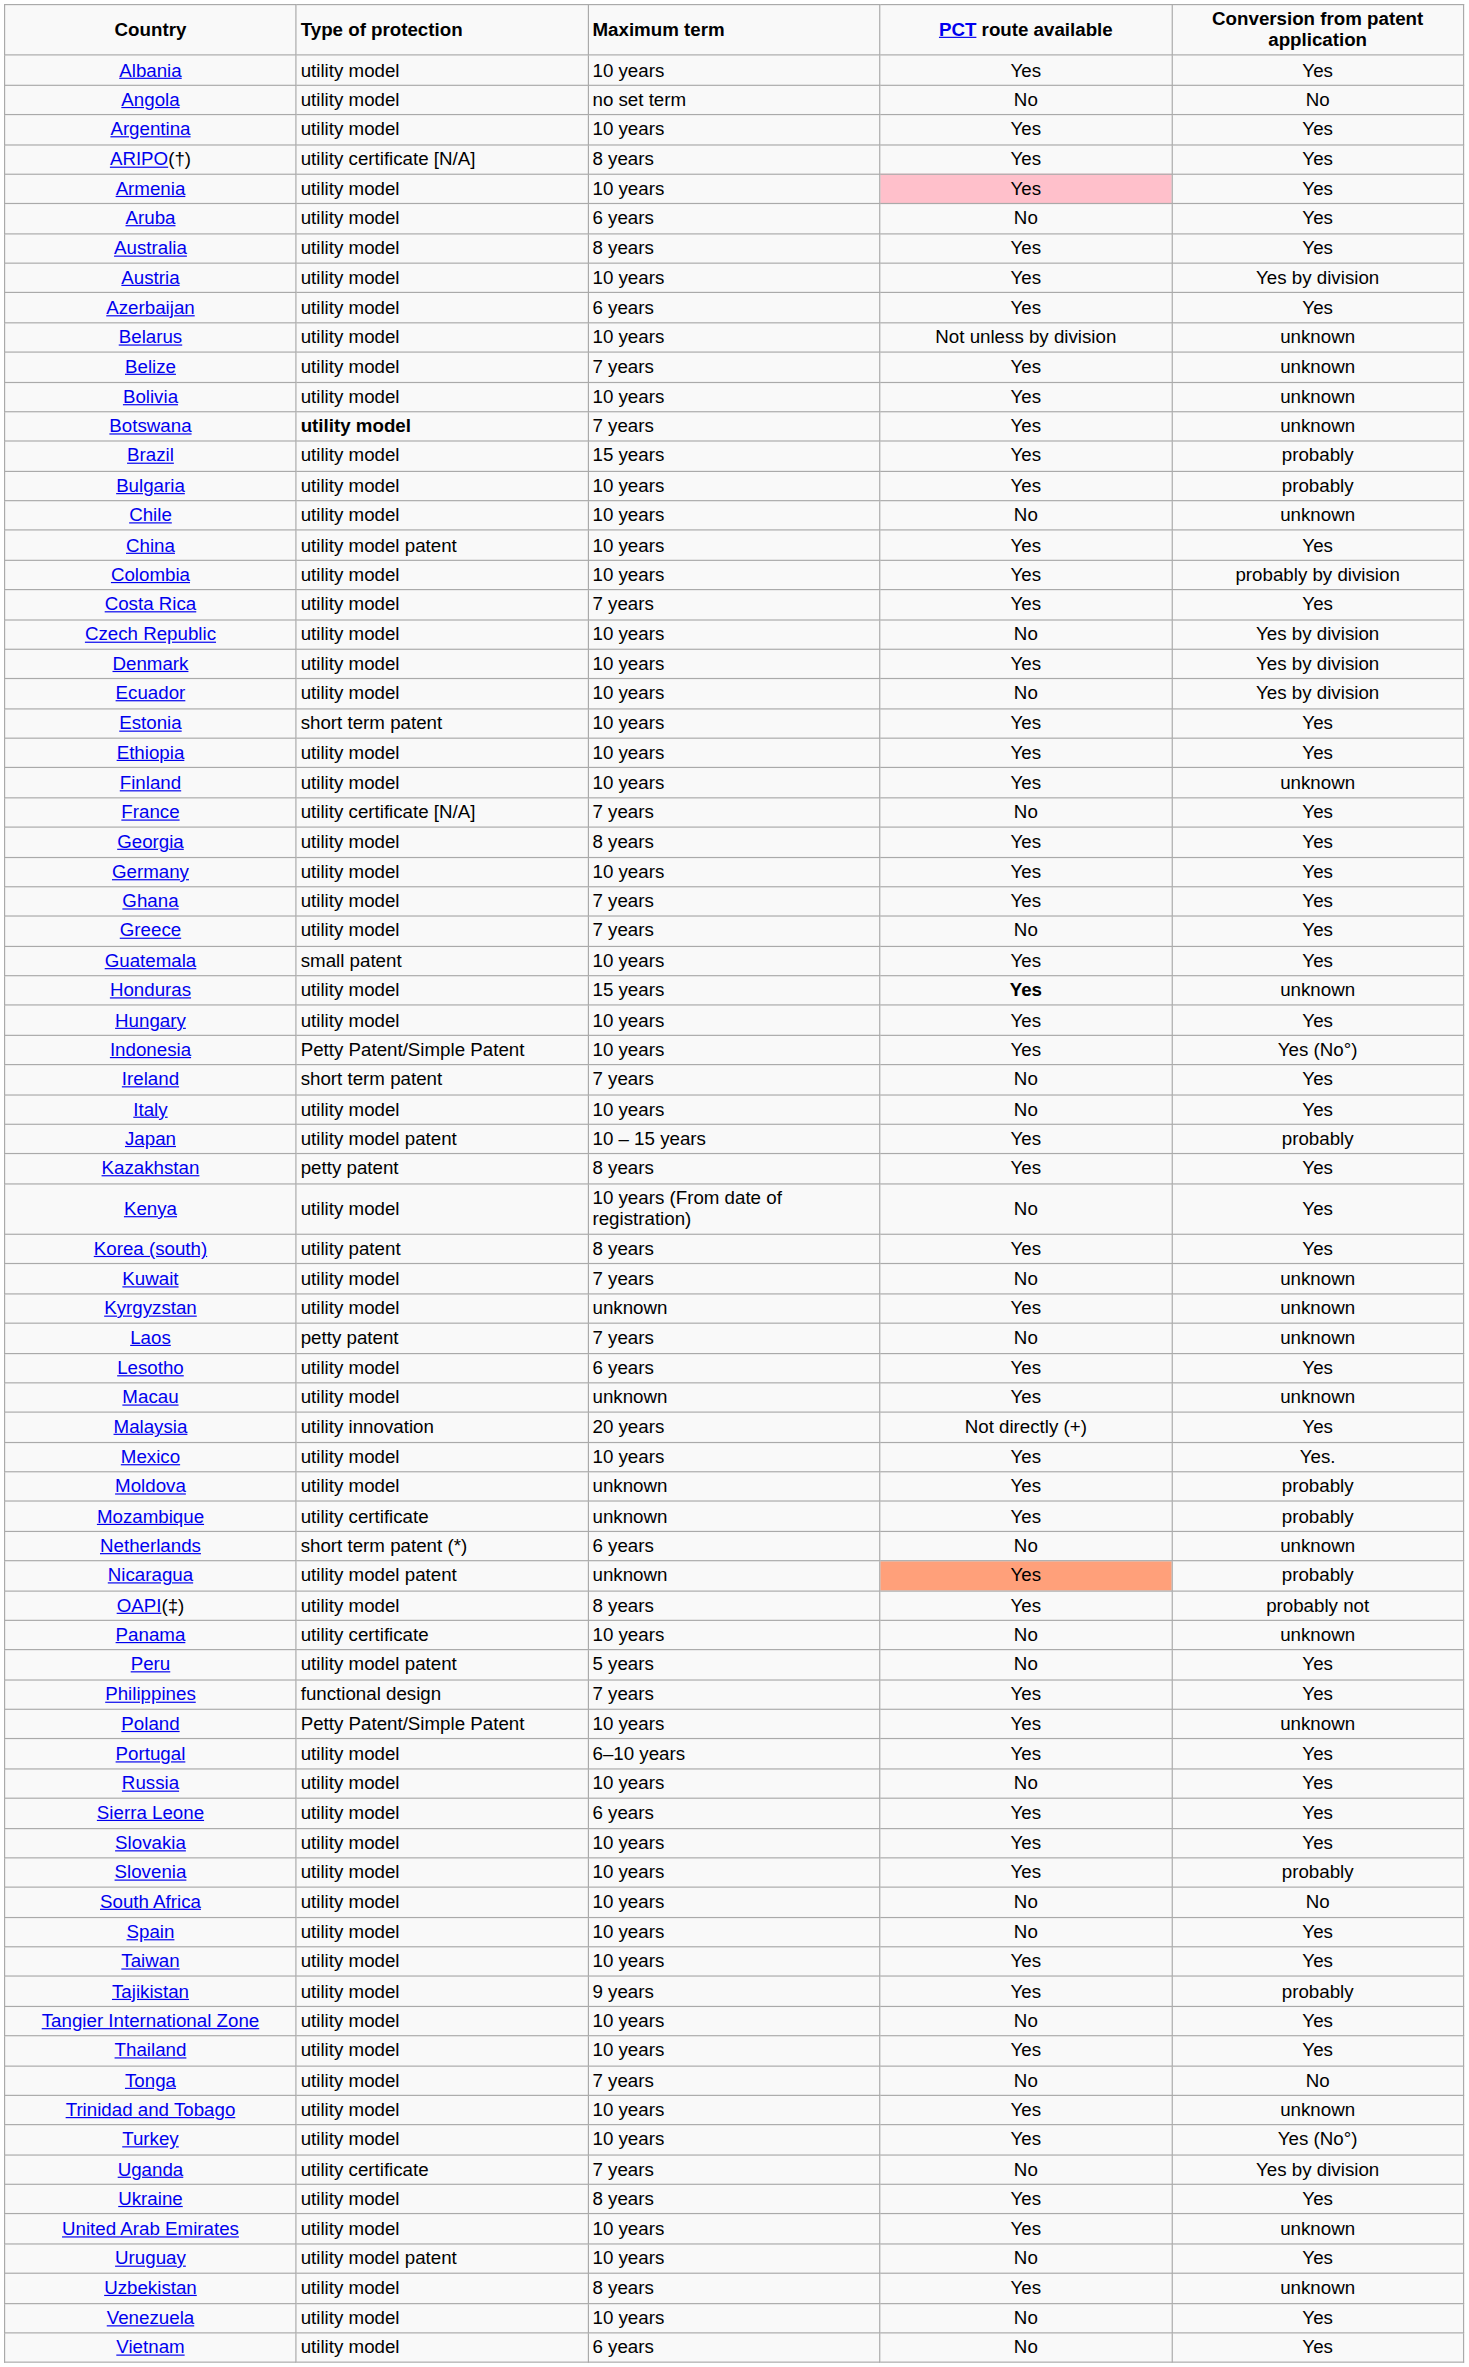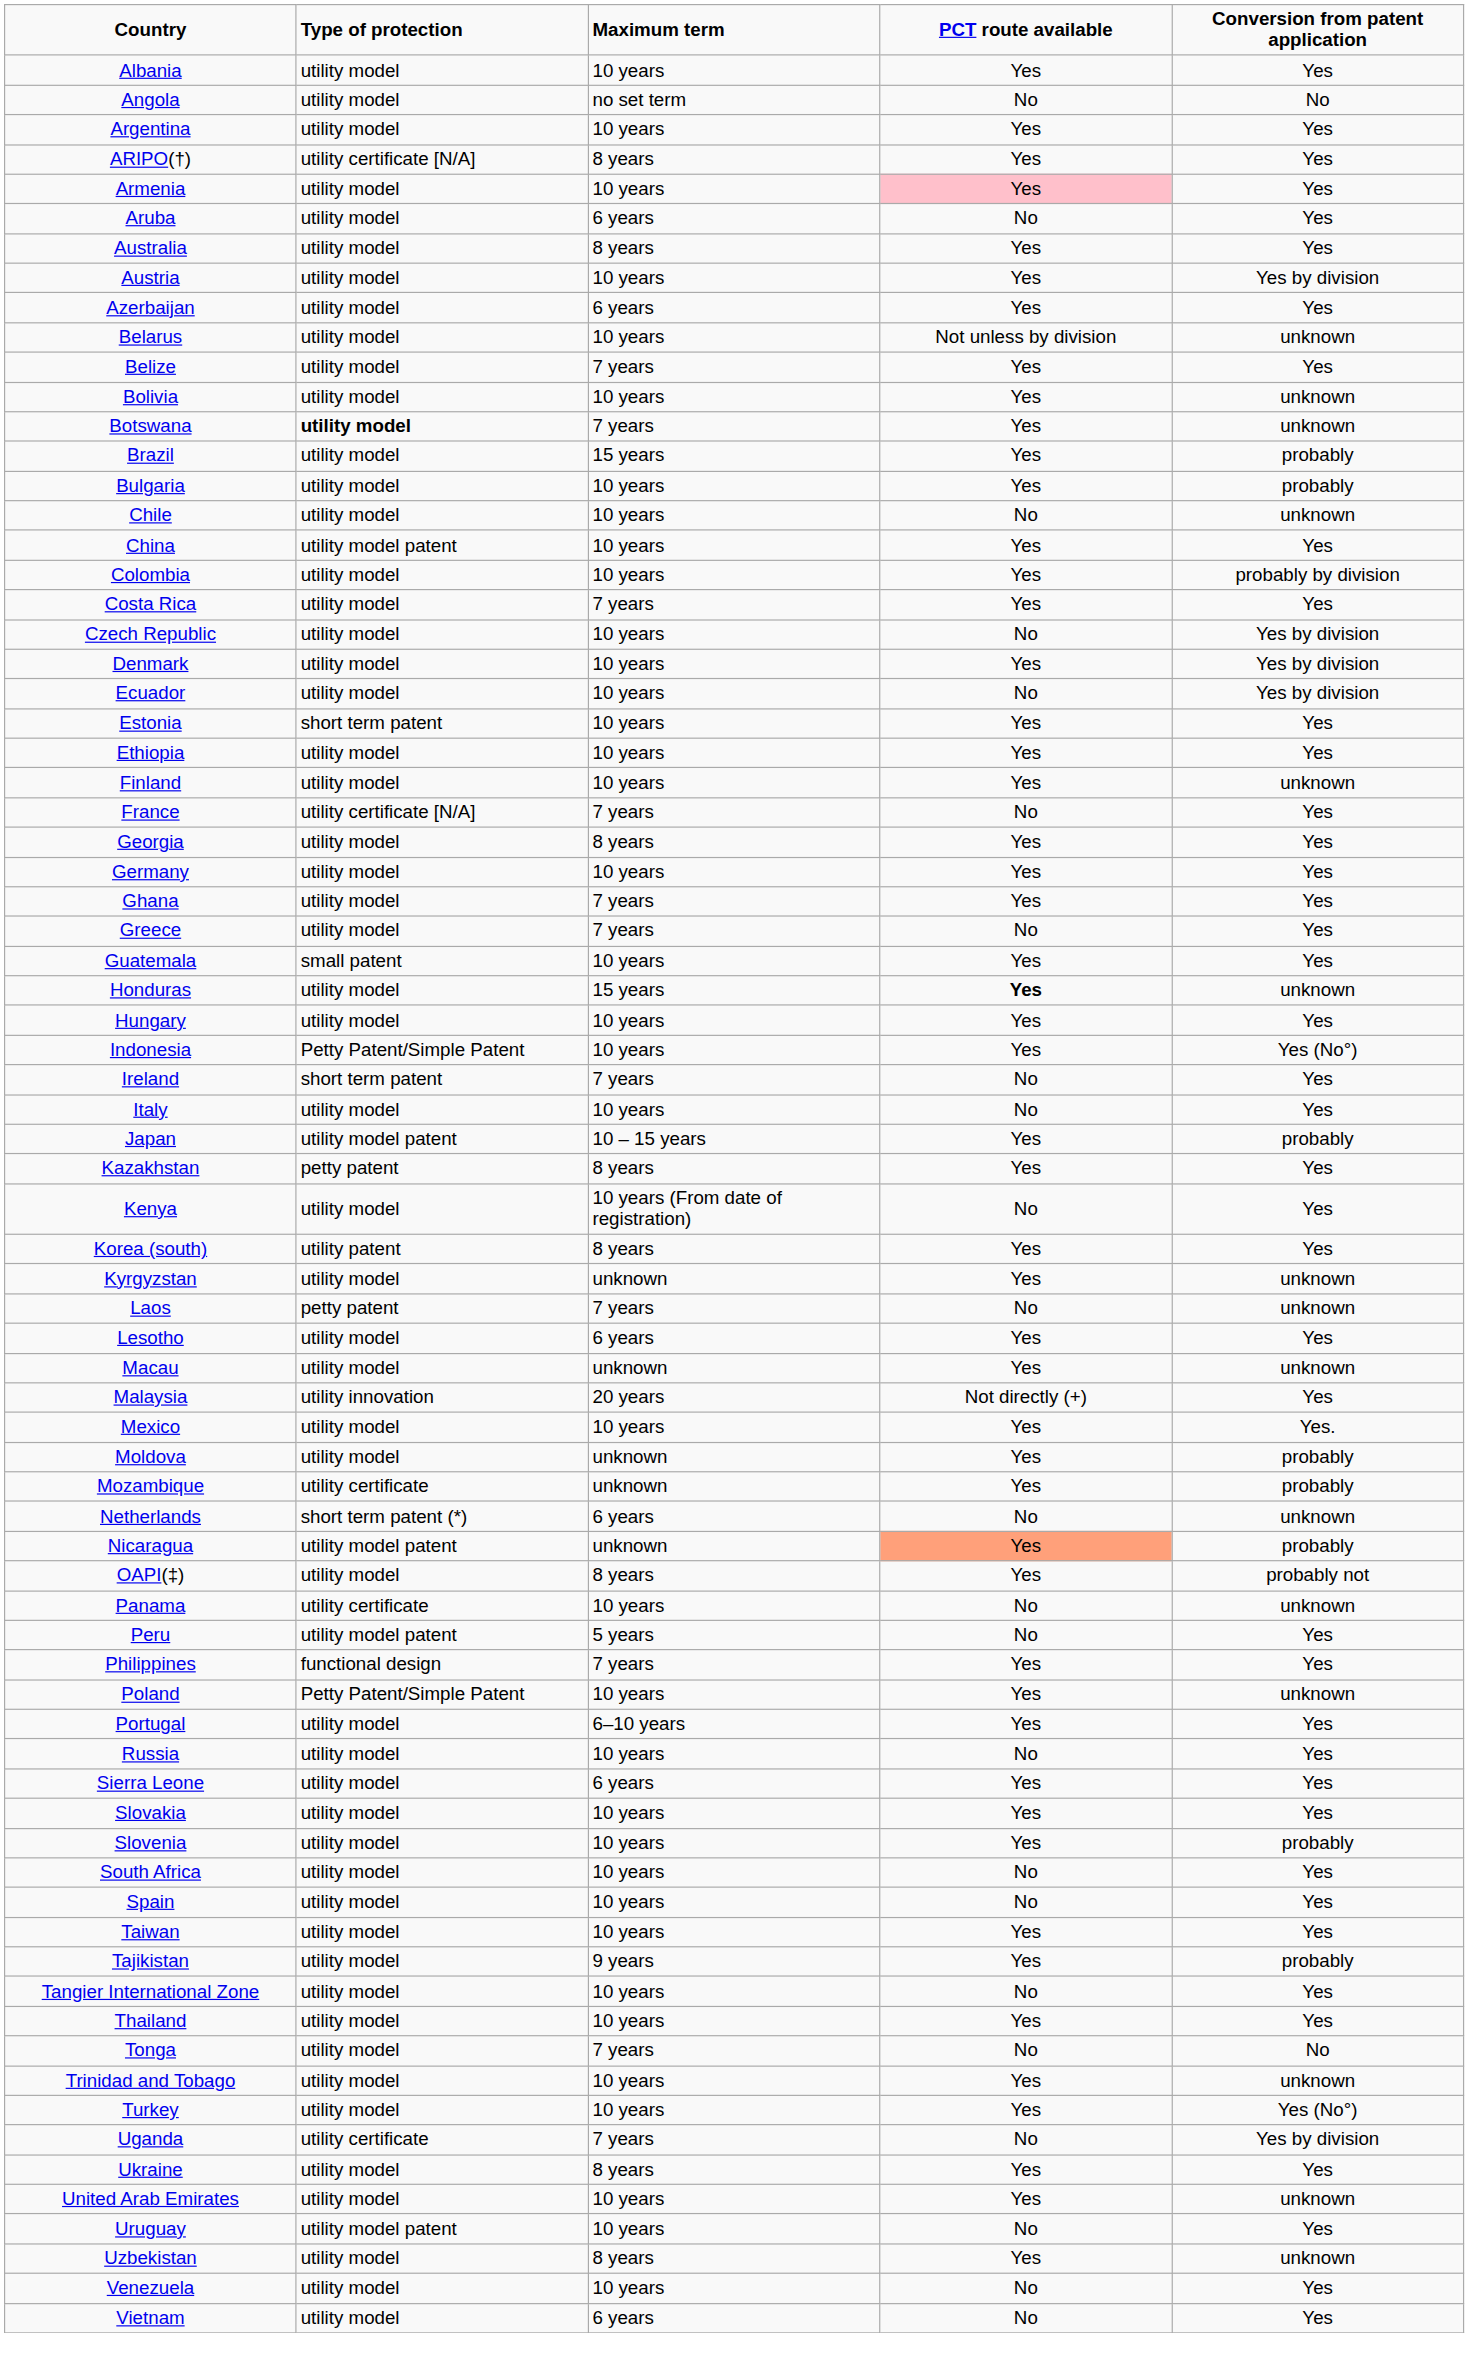(1318, 366) unknown -> (1318, 366) Yes
- row: (150, 1278)
(1318, 1902) No -> (1318, 1872) Yes
